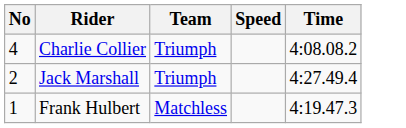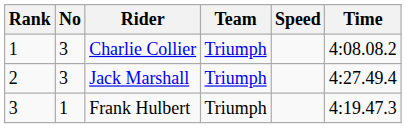+ column: (30, 19)
(13, 49) 4 -> (63, 49) 3
(13, 78) 2 -> (63, 78) 3
(191, 108) Matchless -> (236, 108) Triumph
